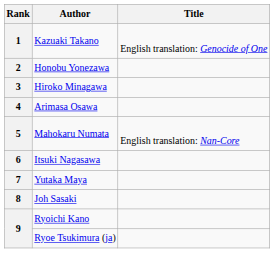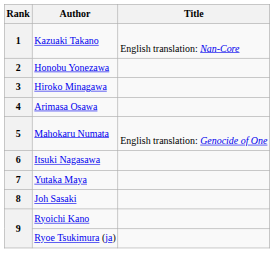(194, 48) English translation: Genocide of One -> (180, 48) English translation: Nan-Core
(180, 141) English translation: Nan-Core -> (194, 141) English translation: Genocide of One
